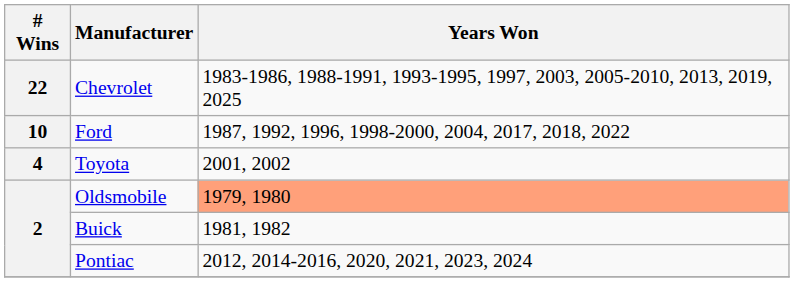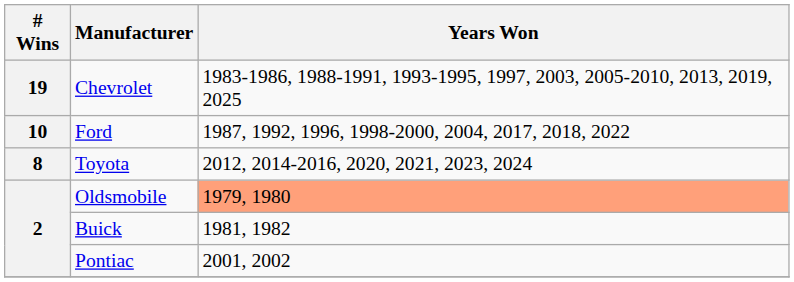(38, 88) 22 -> (38, 88) 19
(38, 164) 4 -> (38, 164) 8
(246, 164) 2001, 2002 -> (367, 164) 2012, 2014-2016, 2020, 2021, 2023, 2024
(367, 261) 2012, 2014-2016, 2020, 2021, 2023, 2024 -> (246, 261) 2001, 2002
